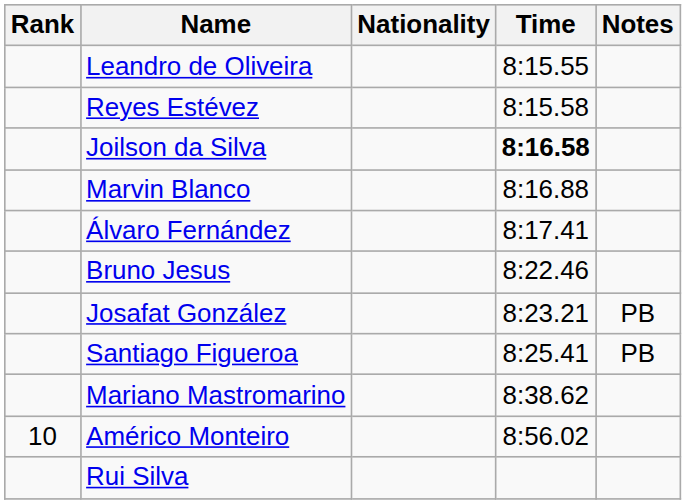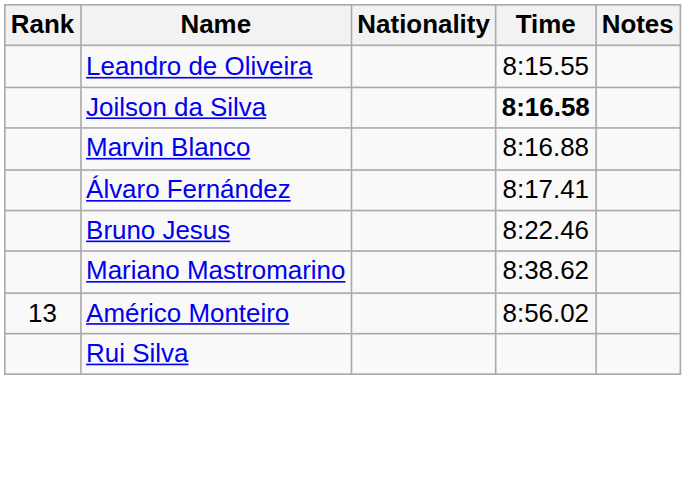- row: (173, 107)
- row: (186, 312)
- row: (192, 353)
(42, 436) 10 -> (42, 312) 13
